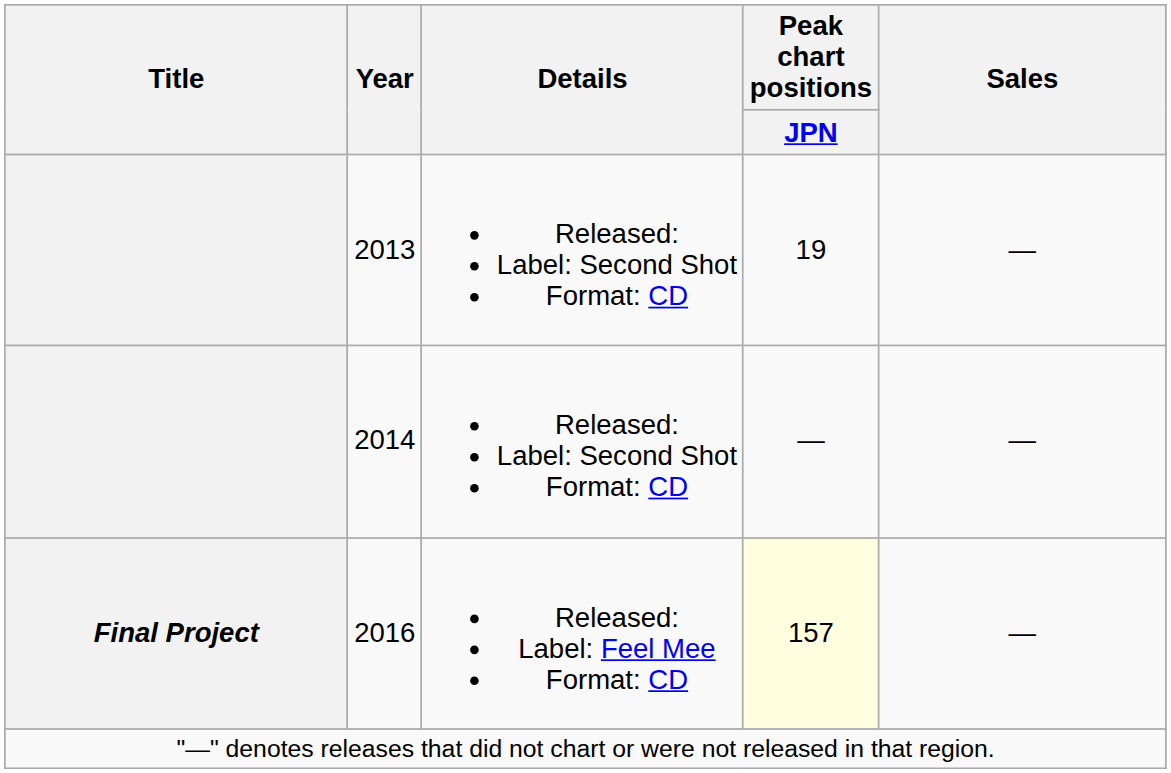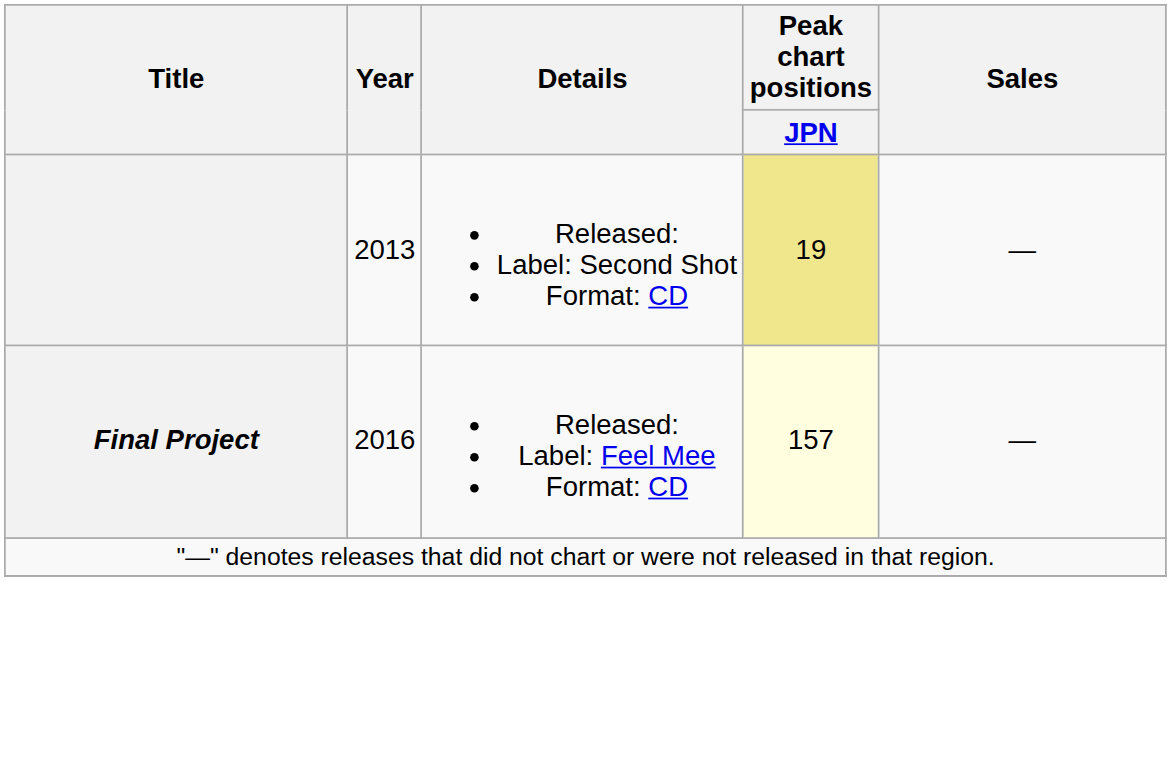(811, 249) no background -> (811, 249) khaki background
- row: (385, 441)
